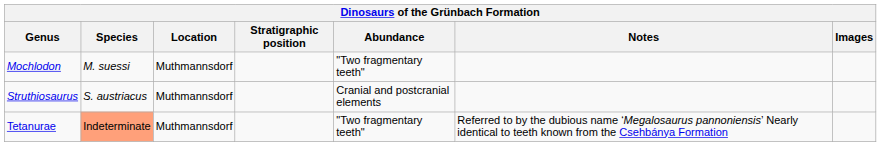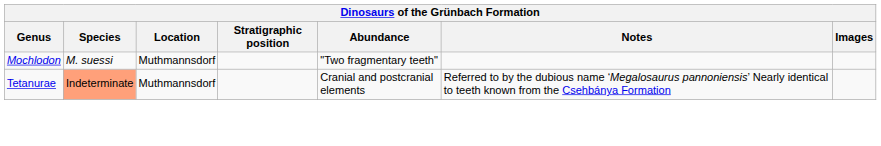- row: (42, 96)
(379, 126) "Two fragmentary teeth" -> (377, 84) Cranial and postcranial elements
